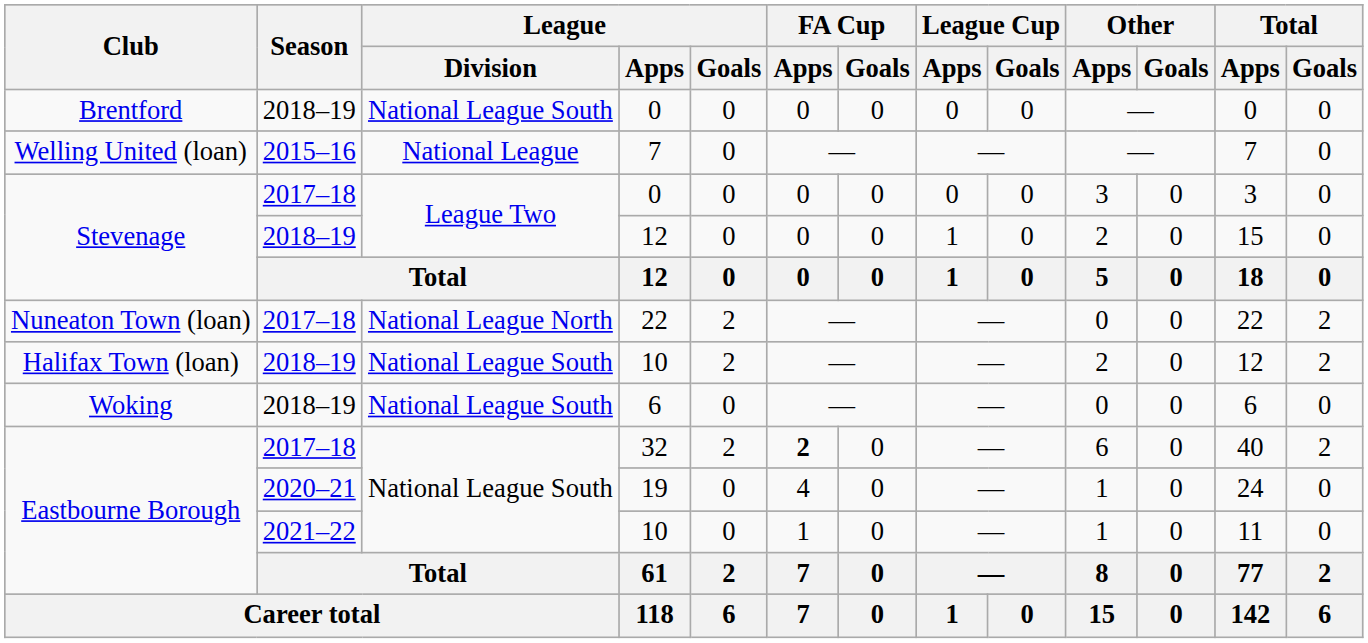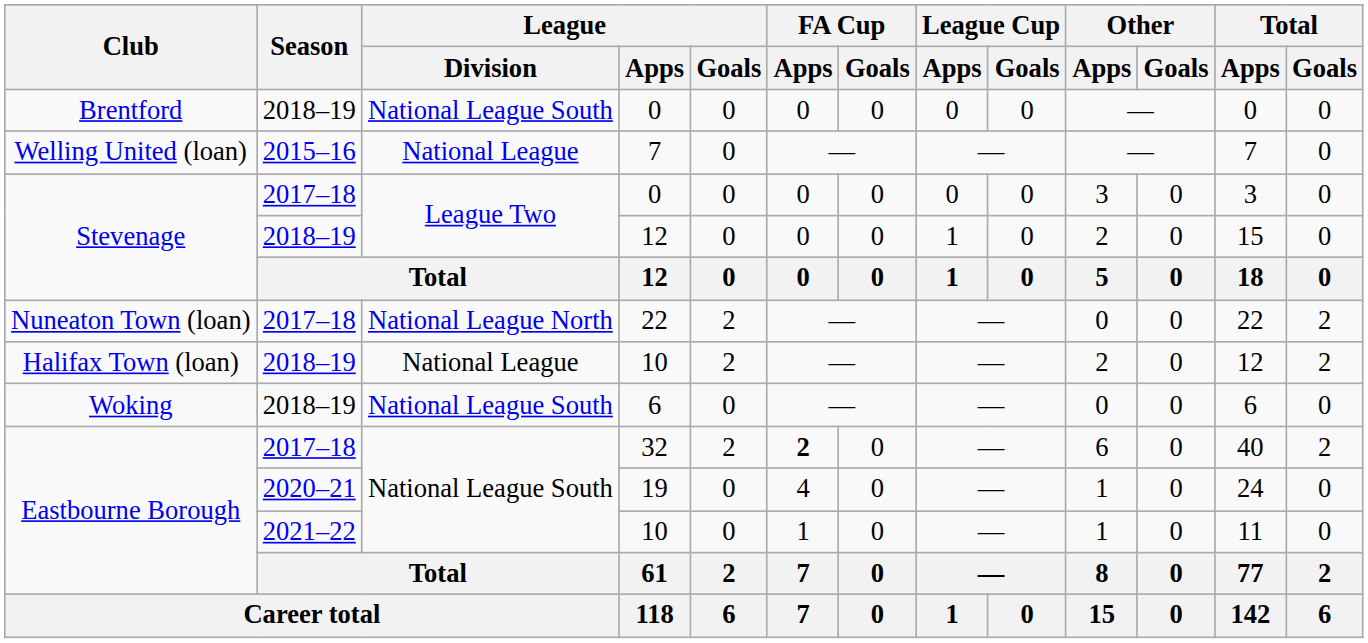(490, 362) National League South -> (490, 362) National League
